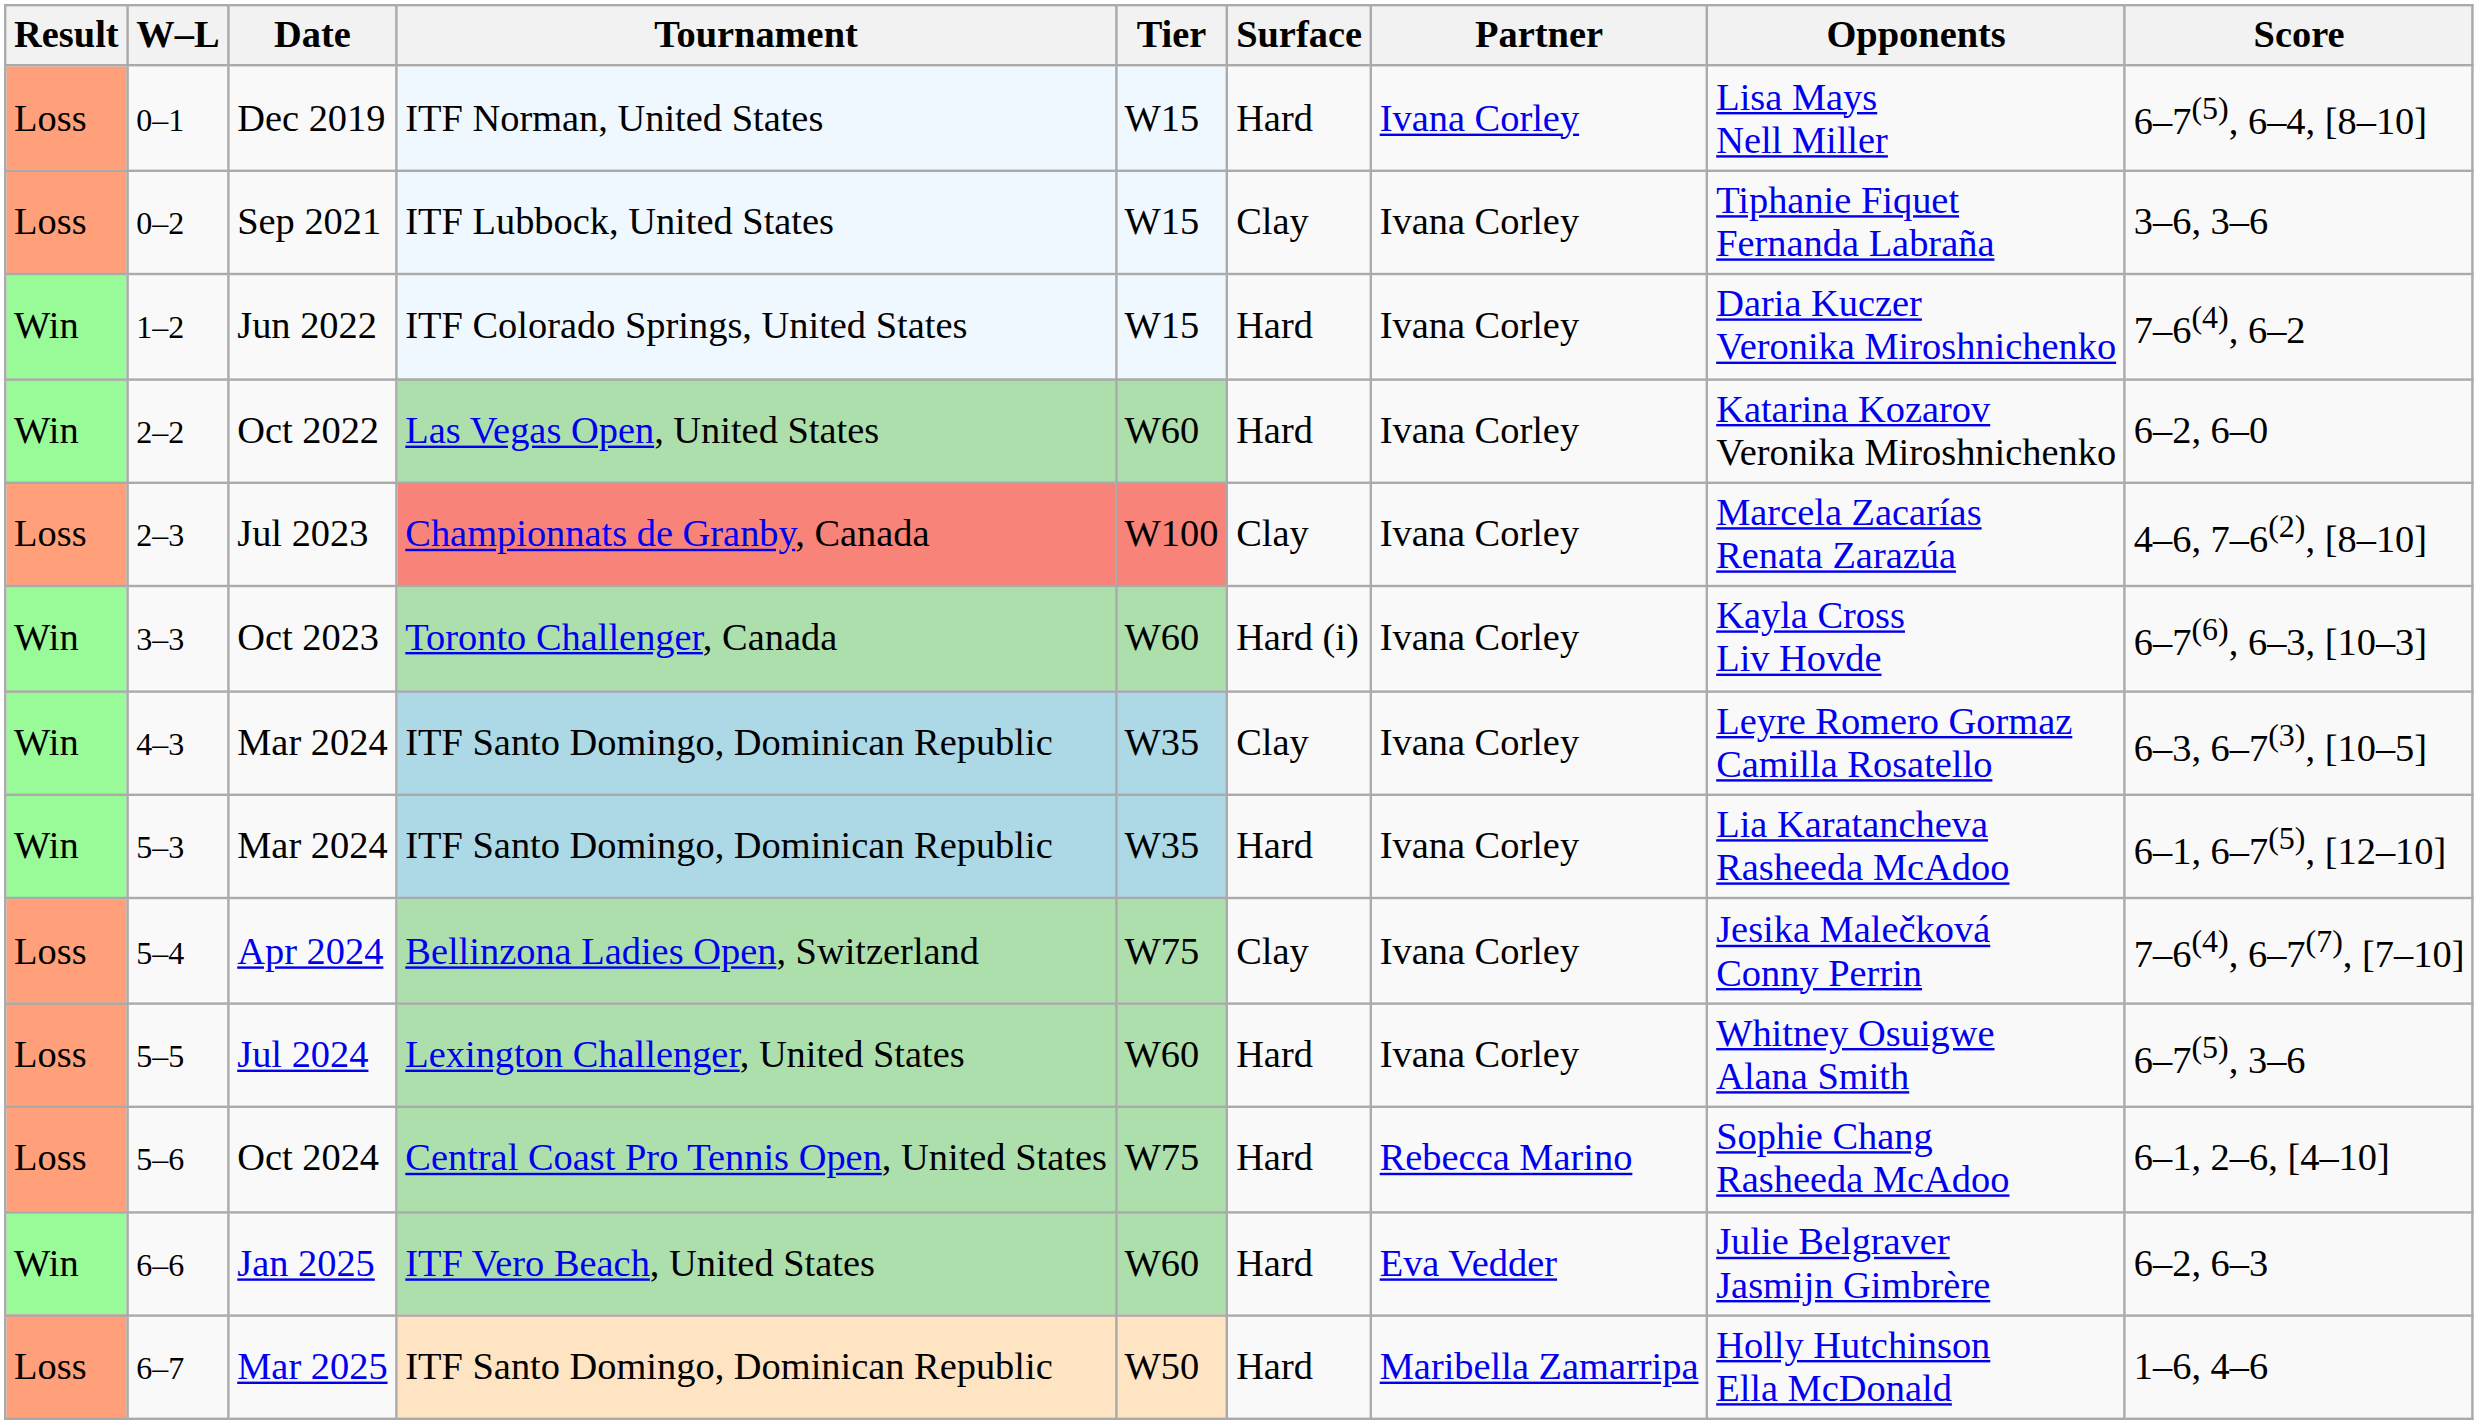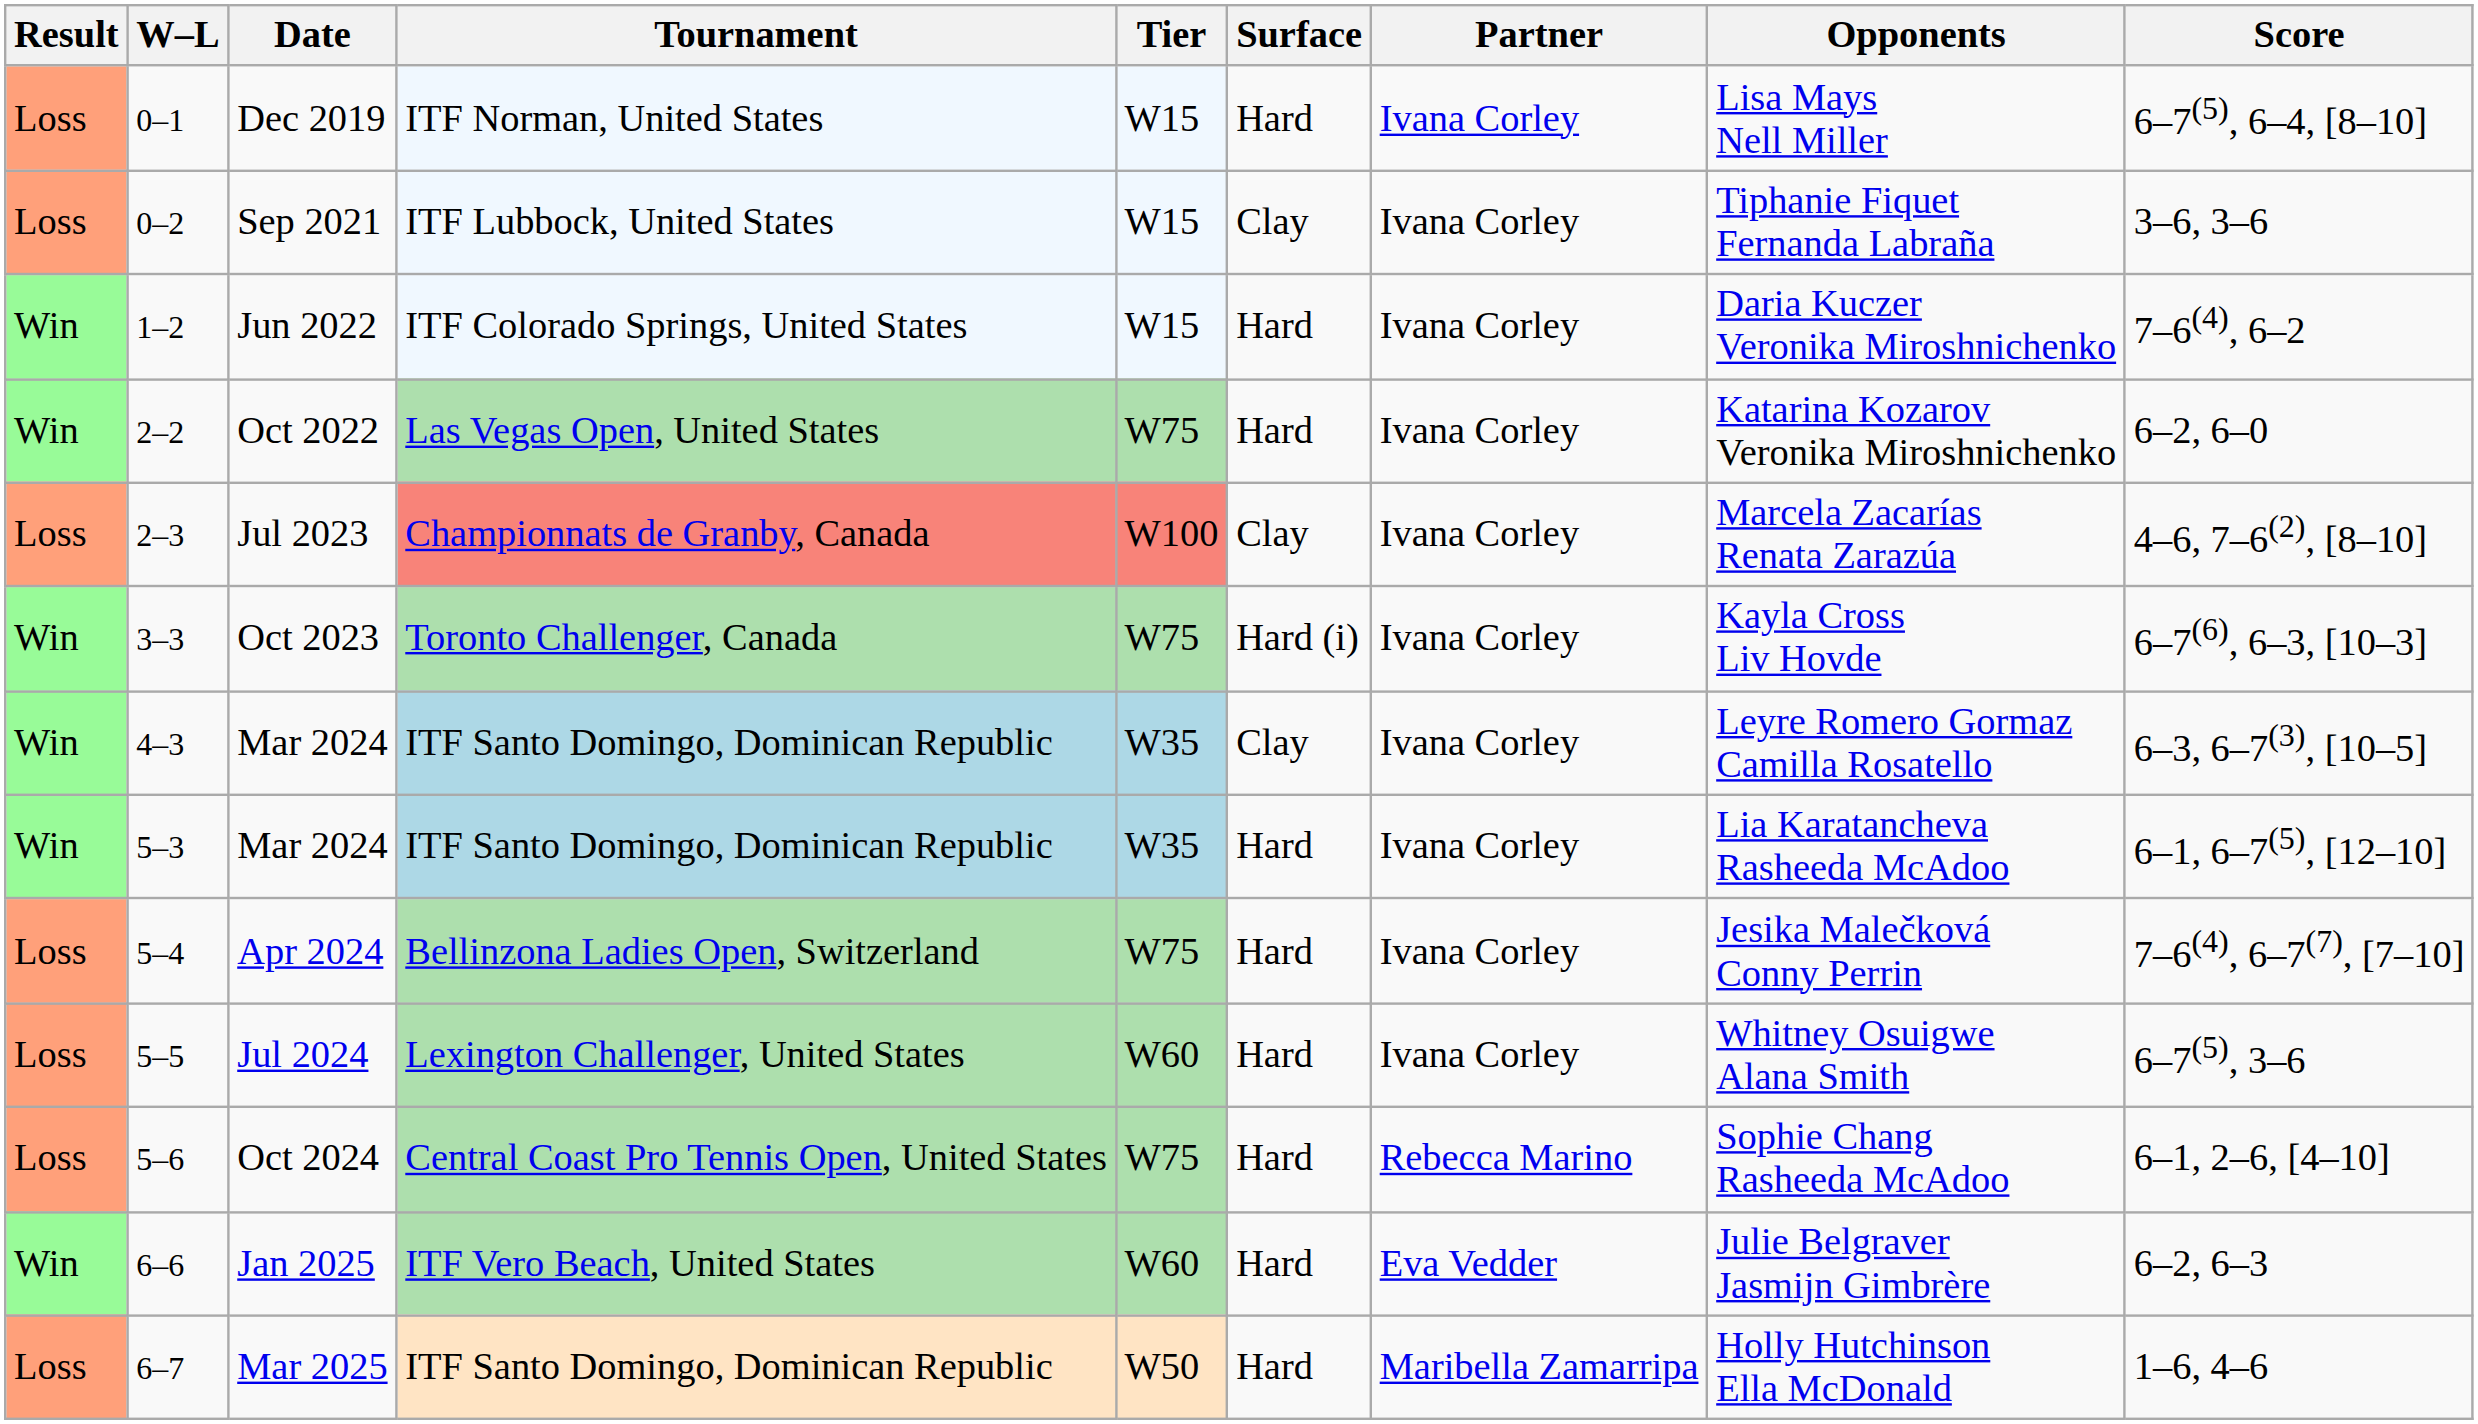(1162, 429) W60 -> (1162, 429) W75
(1162, 637) W60 -> (1162, 637) W75
(1272, 950) Clay -> (1275, 950) Hard
